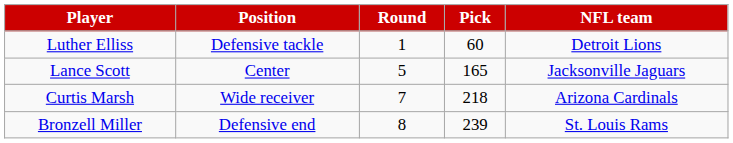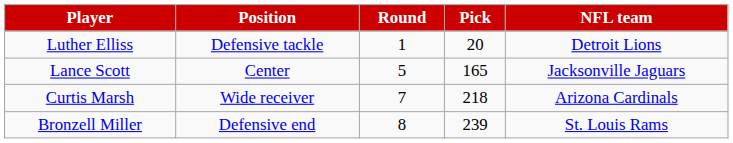(475, 44) 60 -> (475, 44) 20
